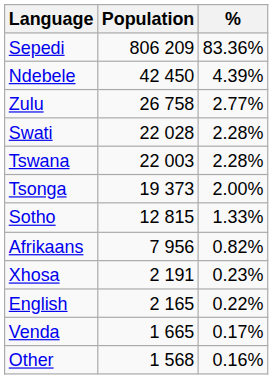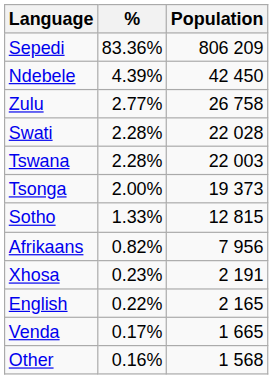columns swapped: (148, 19) <-> (233, 19)
